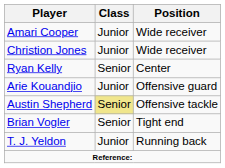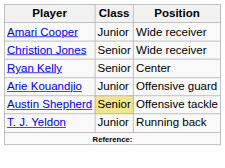(113, 50) Junior -> (114, 50) Senior
- row: (38, 123)
